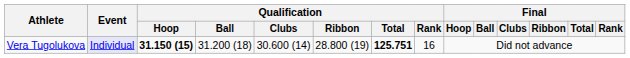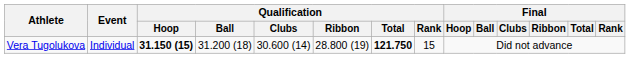(112, 45) lavender background -> (112, 45) no background
(393, 45) 125.751 -> (393, 45) 121.750
(429, 45) 16 -> (429, 45) 15
